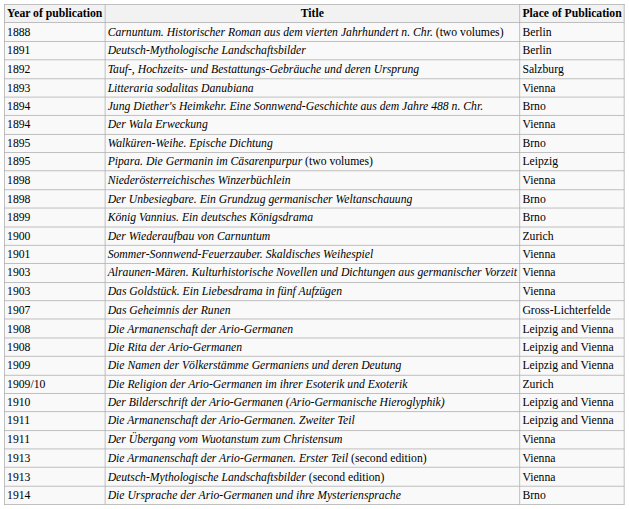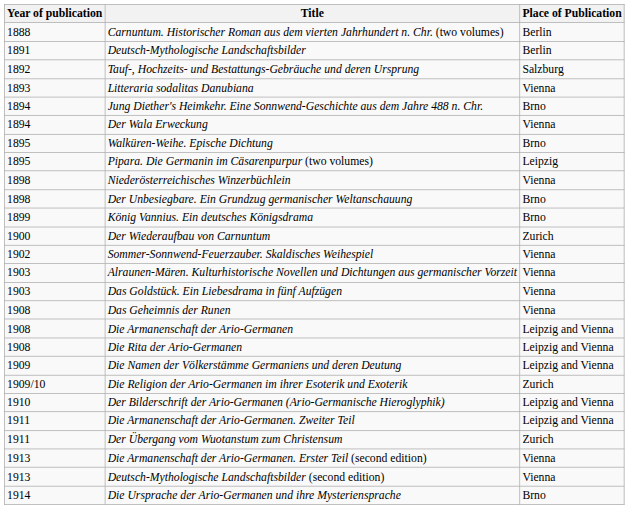(19, 254) 1901 -> (19, 254) 1902
(19, 310) 1907 -> (19, 310) 1908
(567, 310) Gross-Lichterfelde -> (539, 310) Vienna
(539, 439) Vienna -> (538, 439) Zurich
